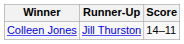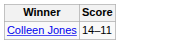- column: (112, 13)
